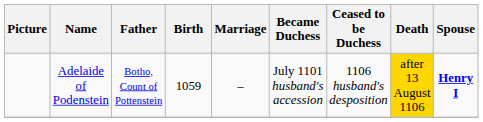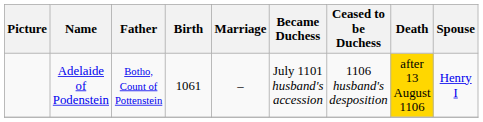(188, 85) 1059 -> (188, 85) 1061
(456, 85) bold -> (456, 85) normal
